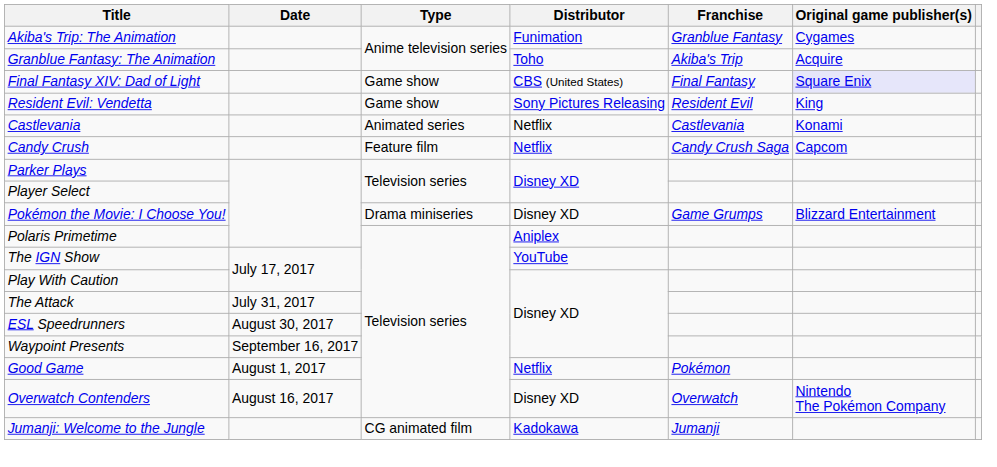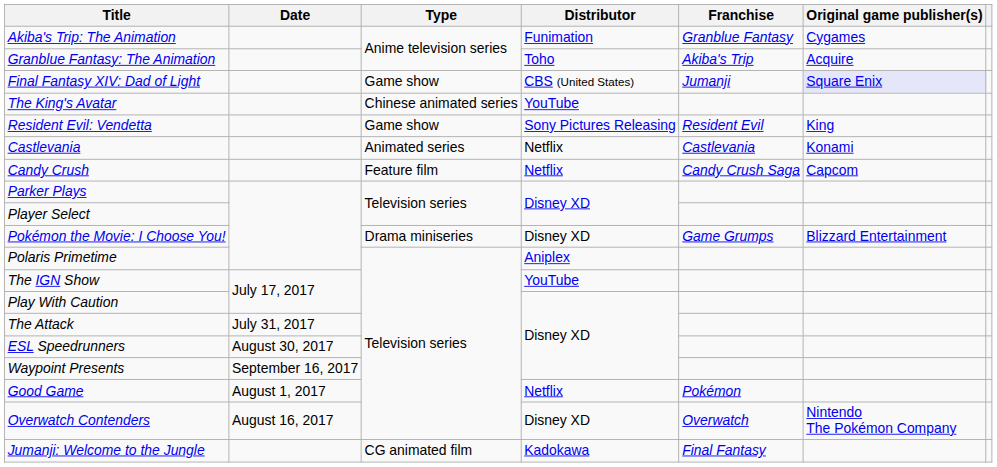(713, 81) Final Fantasy -> (706, 81) Jumanji
+ row: (62, 103)
(695, 428) Jumanji -> (724, 450) Final Fantasy
